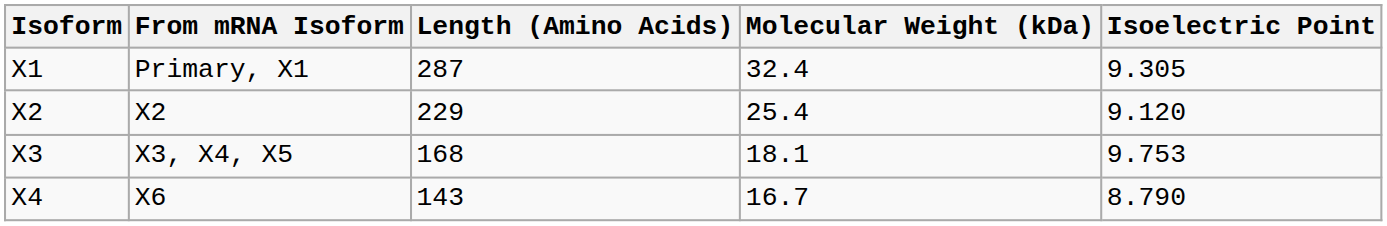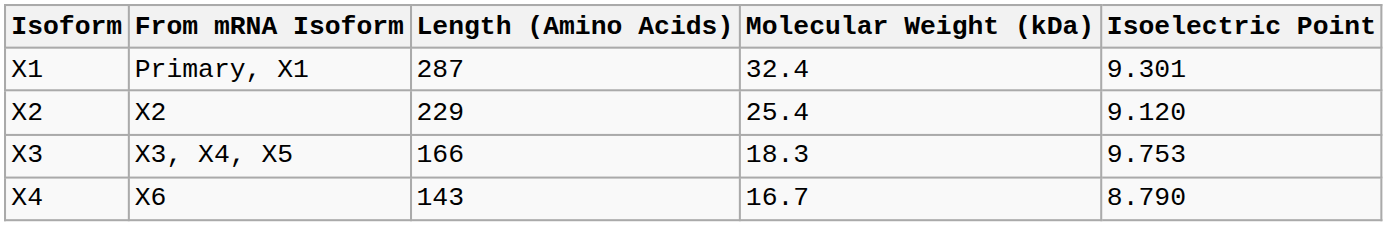(1146, 70) 9.305 -> (1146, 70) 9.301
(440, 156) 168 -> (440, 156) 166
(777, 156) 18.1 -> (777, 156) 18.3
